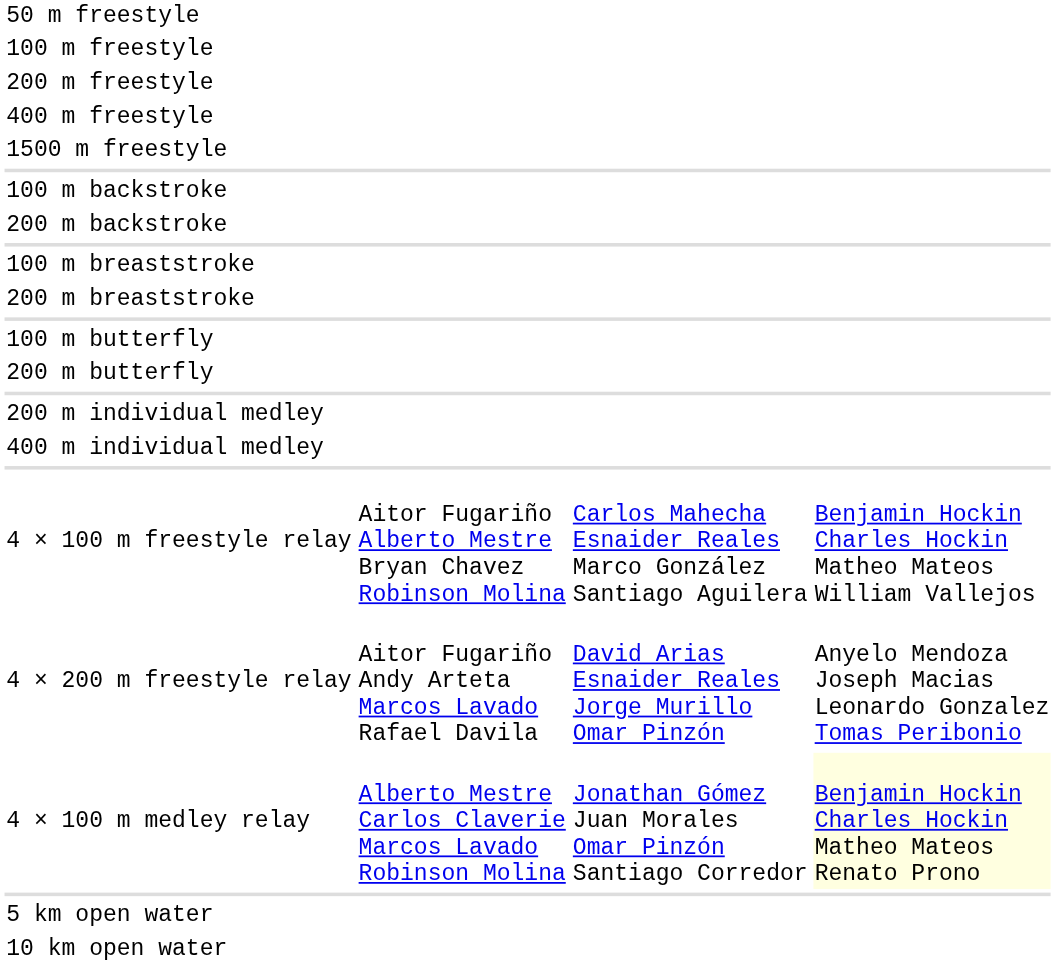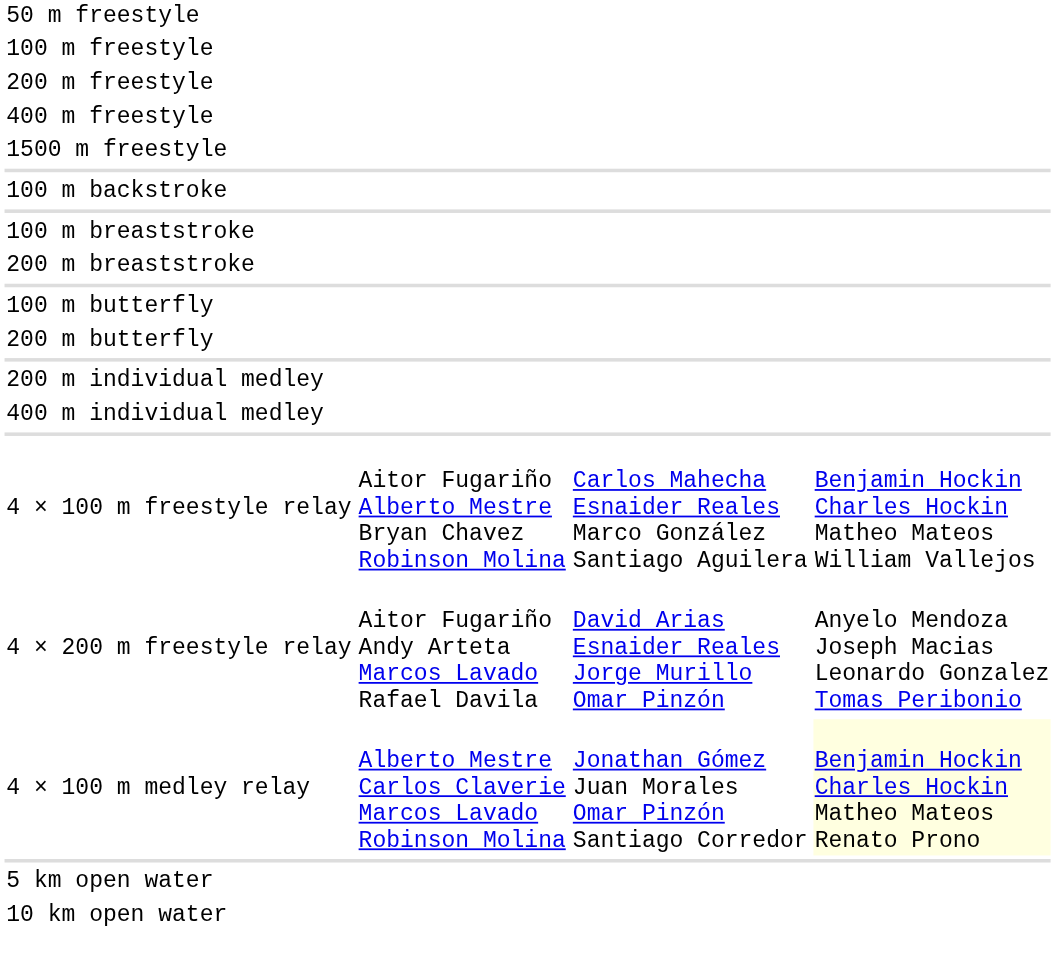- row: (117, 224)
